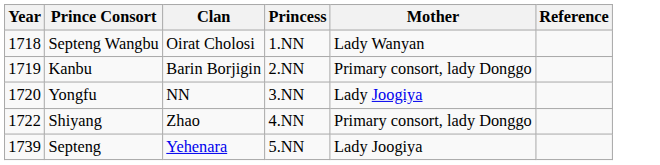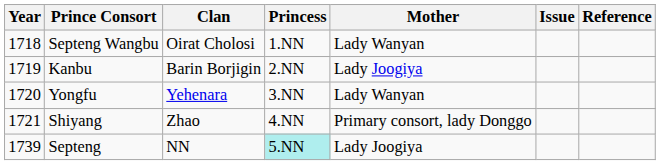+ column: (557, 17)
(433, 69) Primary consort, lady Donggo -> (378, 69) Lady Joogiya
(178, 95) NN -> (197, 95) Yehenara
(378, 95) Lady Joogiya -> (379, 95) Lady Wanyan
(25, 120) 1722 -> (25, 120) 1721
(197, 146) Yehenara -> (178, 146) NN
(286, 146) no background -> (286, 146) paleturquoise background
